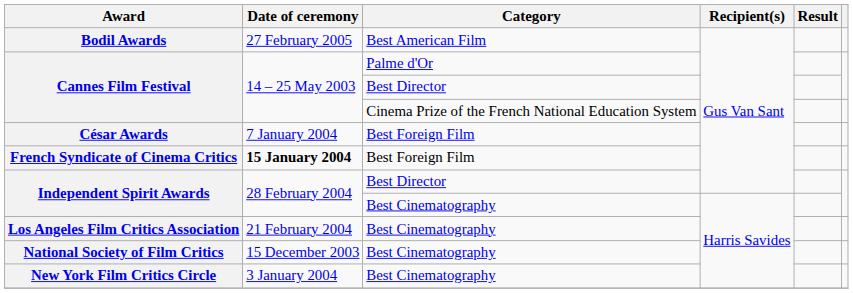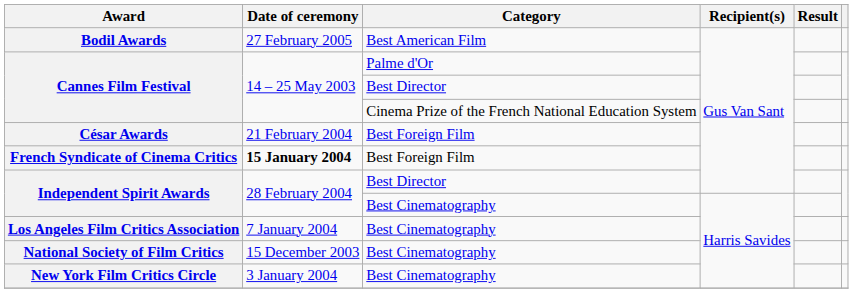(292, 134) 7 January 2004 -> (299, 134) 21 February 2004
(299, 228) 21 February 2004 -> (292, 228) 7 January 2004
